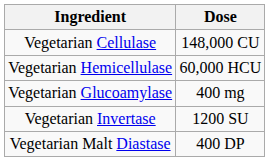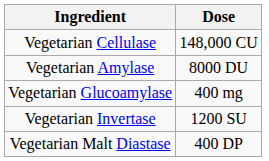- row: (90, 67)
+ row: (90, 67)
